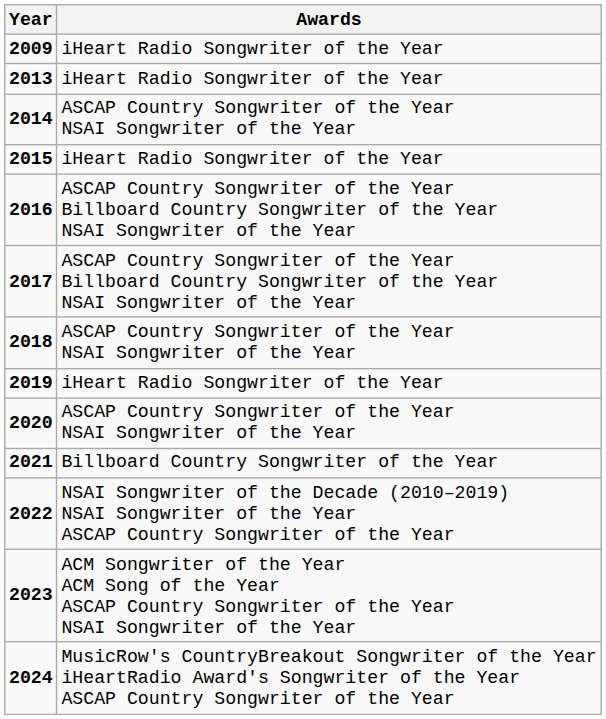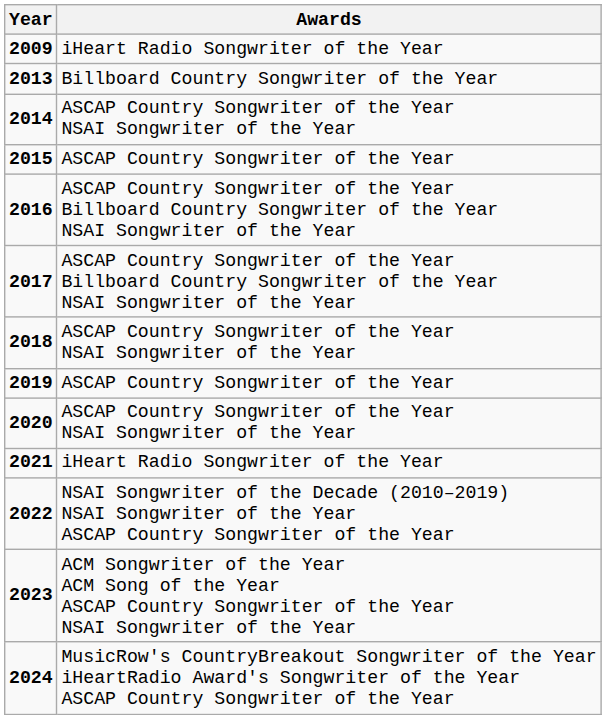(253, 79) iHeart Radio Songwriter of the Year -> (280, 79) Billboard Country Songwriter of the Year
(253, 159) iHeart Radio Songwriter of the Year -> (258, 159) ASCAP Country Songwriter of the Year
(253, 383) iHeart Radio Songwriter of the Year -> (258, 383) ASCAP Country Songwriter of the Year
(280, 463) Billboard Country Songwriter of the Year -> (253, 463) iHeart Radio Songwriter of the Year
